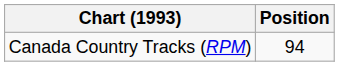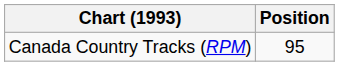(295, 46) 94 -> (295, 46) 95
